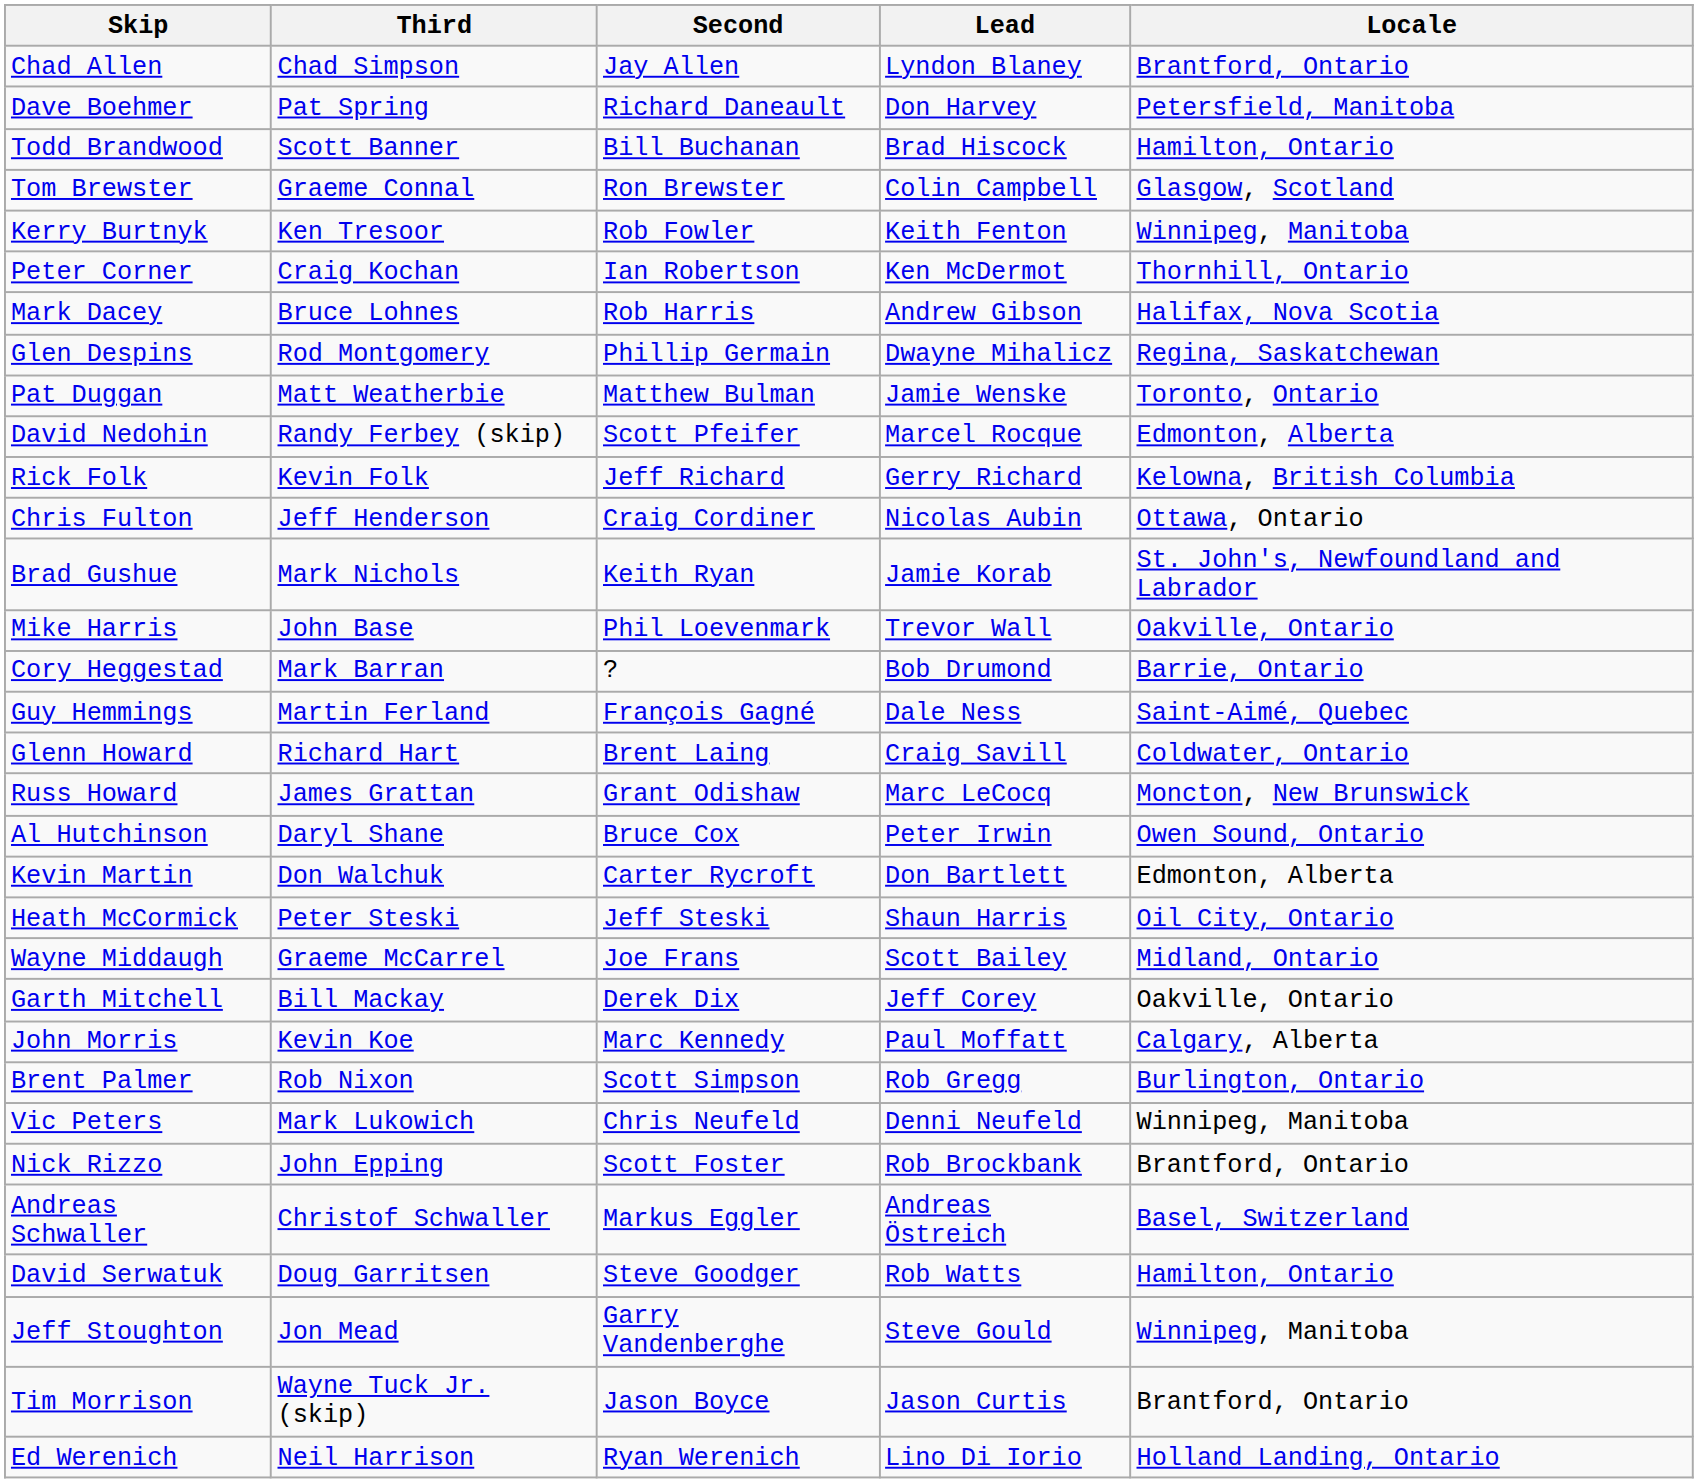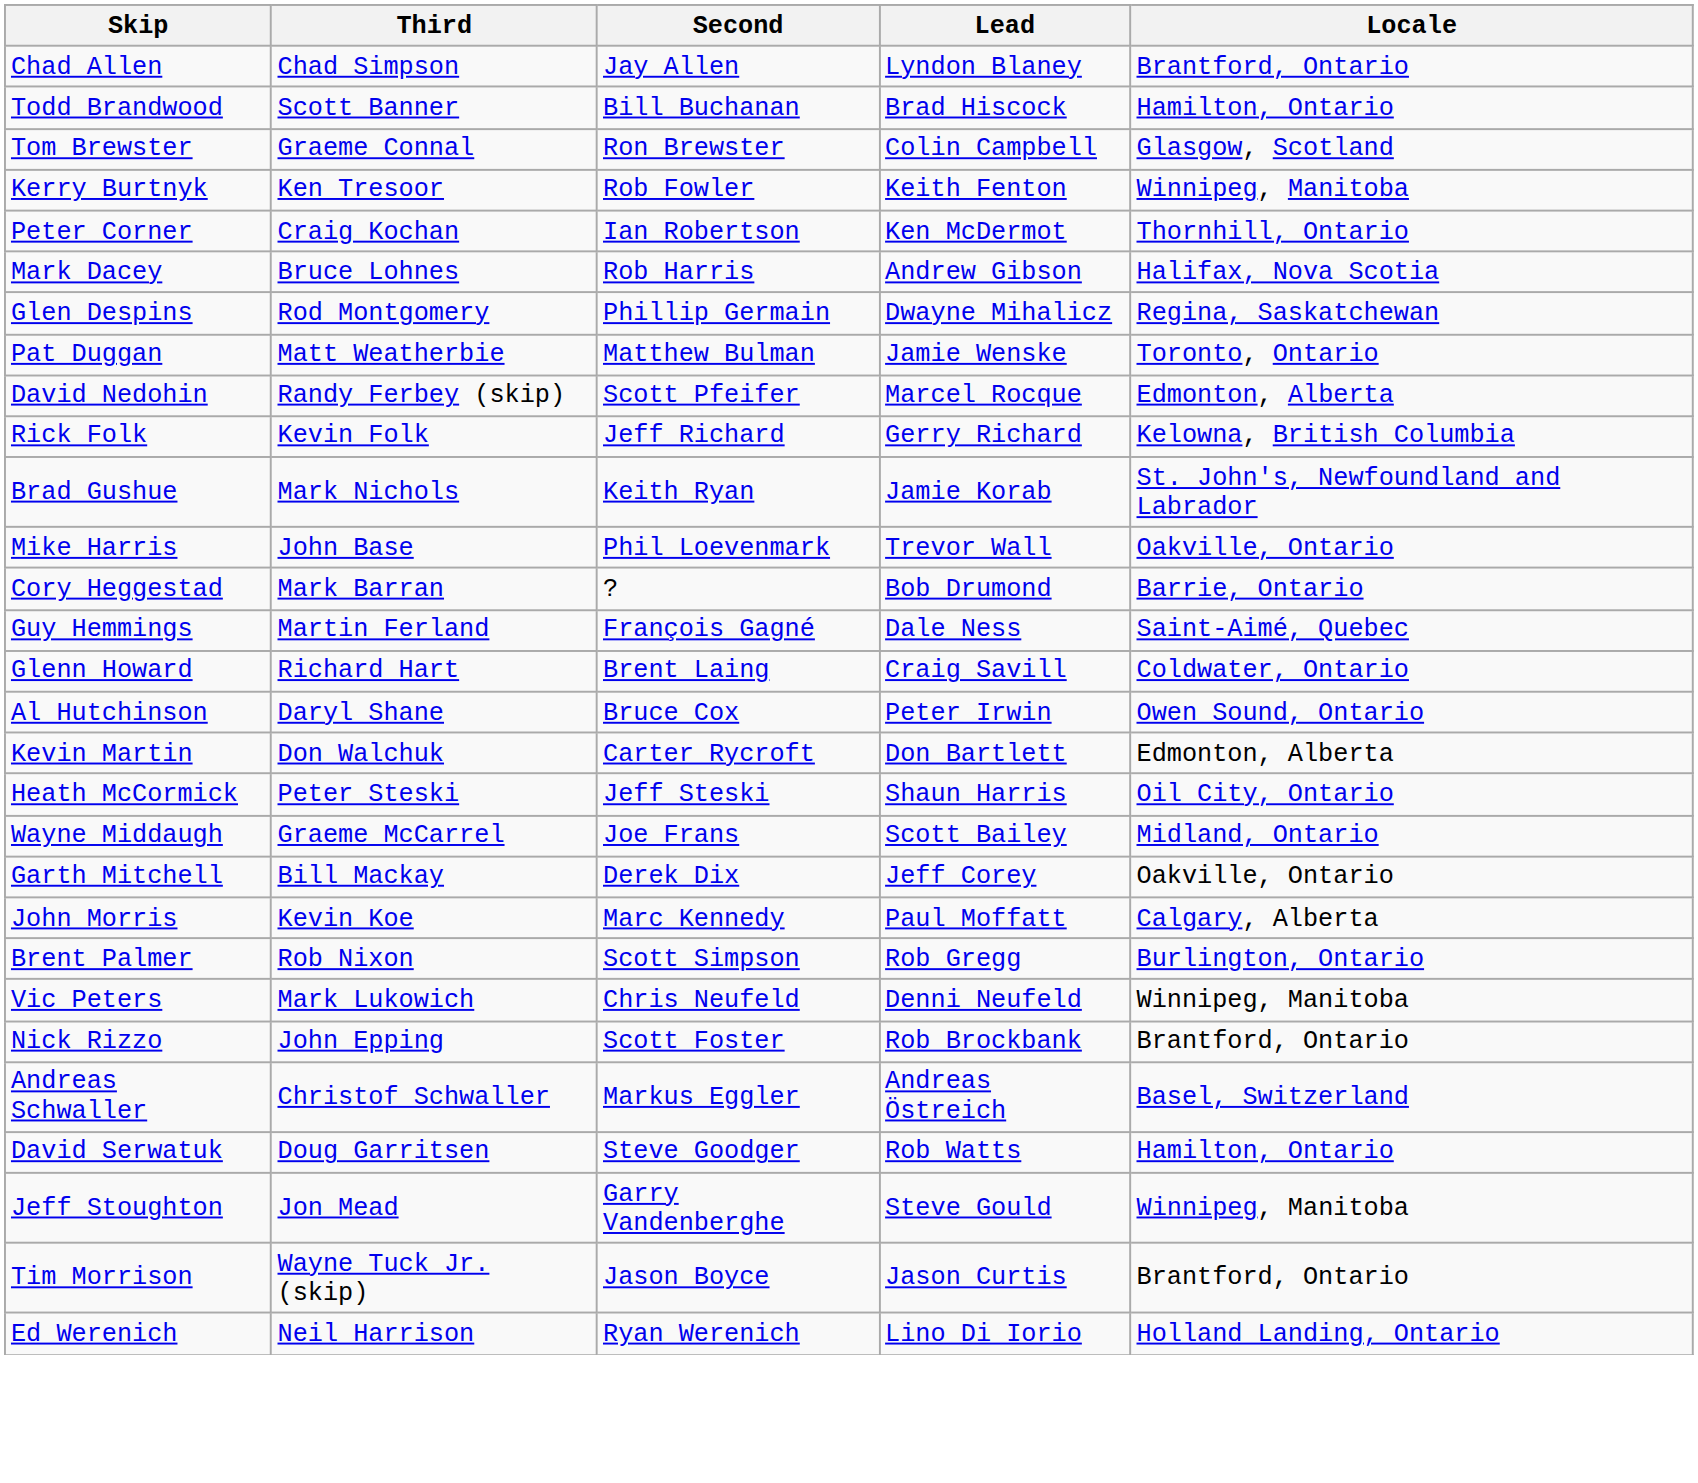- row: (102, 108)
- row: (102, 519)
- row: (94, 794)
